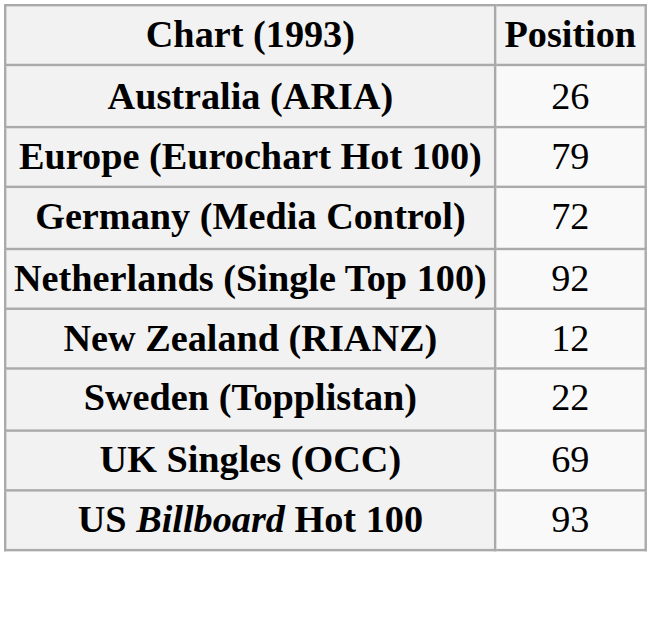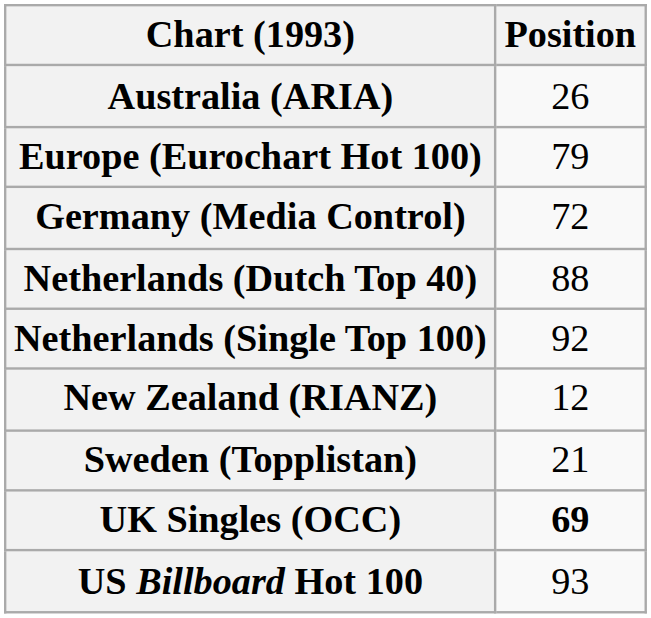+ row: (250, 277)
(570, 398) 22 -> (570, 459) 21
(570, 459) normal -> (570, 519) bold
